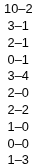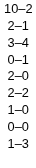- row: (18, 26)
rows swapped: (18, 76) <-> (18, 59)
